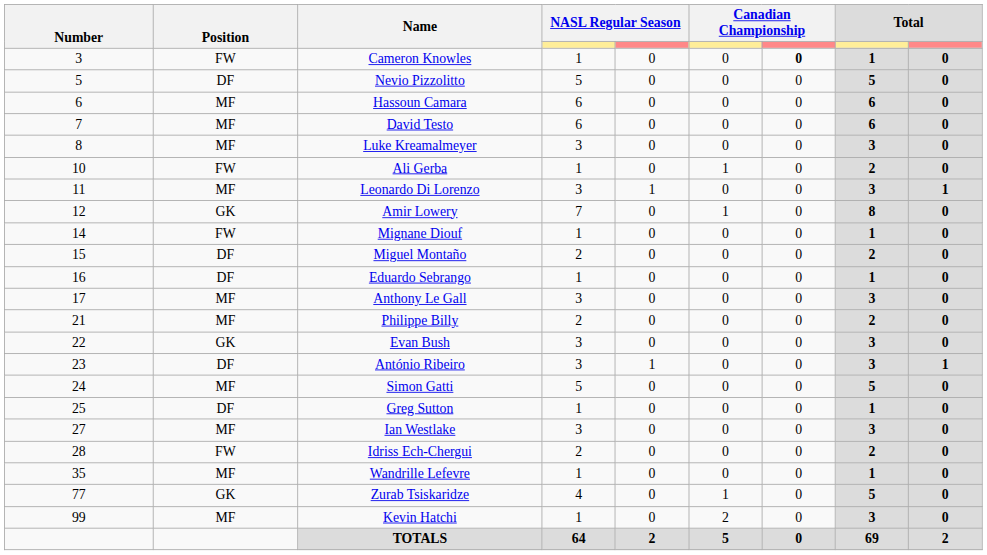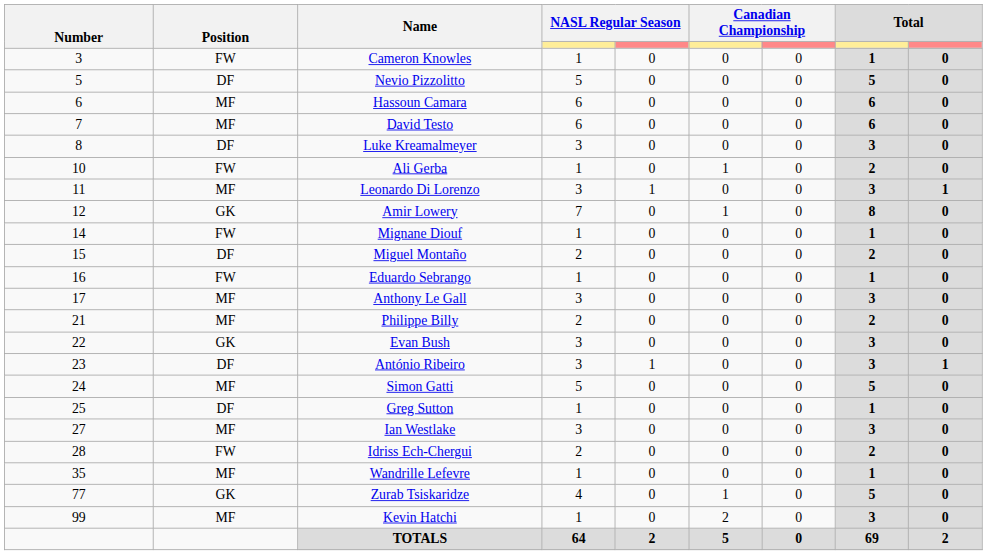(799, 59) bold -> (799, 59) normal
(225, 146) MF -> (225, 146) DF
(225, 277) DF -> (225, 277) FW
